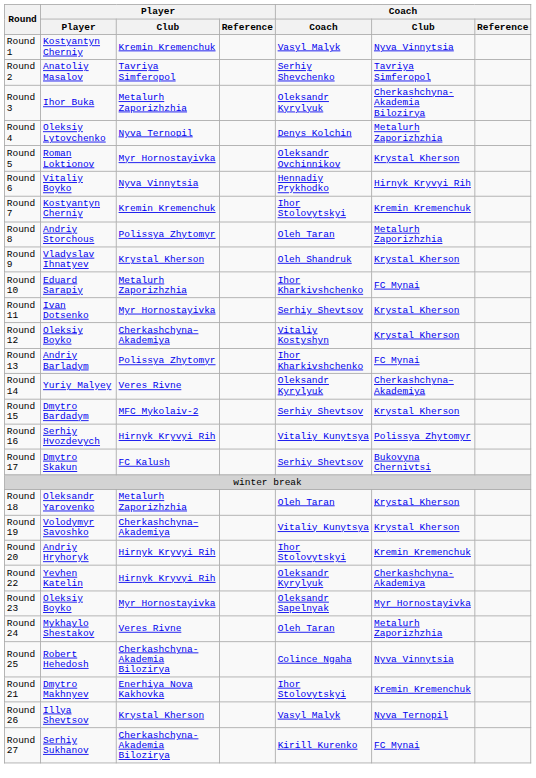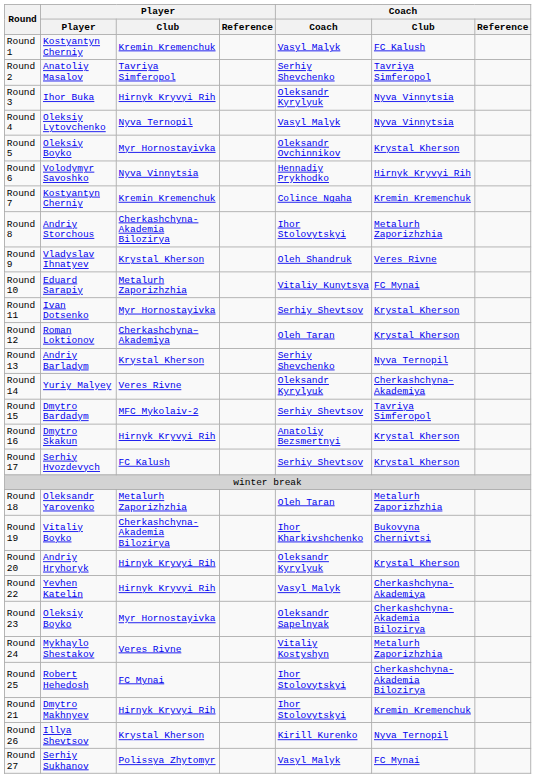(414, 47) Nyva Vinnytsia -> (400, 47) FC Kalush
(153, 103) Metalurh Zaporizhzhia -> (167, 98) Hirnyk Kryvyi Rih
(414, 103) Cherkashchyna-Akademia Bilozirya -> (414, 98) Nyva Vinnytsia
(315, 133) Denys Kolchin -> (309, 123) Vasyl Malyk
(408, 133) Metalurh Zaporizhzhia -> (414, 123) Nyva Vinnytsia
(69, 159) Roman Loktionov -> (63, 148) Oleksiy Boyko
(63, 184) Vitaliy Boyko -> (69, 174) Volodymyr Savoshko
(312, 209) Ihor Stolovytskyi -> (315, 199) Colince Ngaha
(167, 234) Polissya Zhytomyr -> (159, 229) Cherkashchyna-Akademia Bilozirya
(306, 234) Oleh Taran -> (312, 229) Ihor Stolovytskyi
(417, 260) Krystal Kherson -> (405, 260) Veres Rivne
(320, 285) Ihor Kharkivshchenko -> (323, 285) Vitaliy Kunytsya
(63, 336) Oleksiy Boyko -> (69, 336) Roman Loktionov
(303, 336) Vitaliy Kostyshyn -> (306, 336) Oleh Taran
(167, 361) Polissya Zhytomyr -> (161, 361) Krystal Kherson
(320, 361) Ihor Kharkivshchenko -> (306, 361) Serhiy Shevchenko
(397, 361) FC Mynai -> (411, 361) Nyva Ternopil
(417, 411) Krystal Kherson -> (402, 411) Tavriya Simferopol
(72, 437) Serhiy Hvozdevych -> (60, 437) Dmytro Skakun
(323, 437) Vitaliy Kunytsya -> (309, 437) Anatoliy Bezsmertnyi
(422, 437) Polissya Zhytomyr -> (417, 437) Krystal Kherson
(60, 462) Dmytro Skakun -> (72, 462) Serhiy Hvozdevych
(402, 462) Bukovyna Chernivtsi -> (417, 462) Krystal Kherson
(417, 502) Krystal Kherson -> (408, 502) Metalurh Zaporizhzhia
(69, 528) Volodymyr Savoshko -> (63, 533) Vitaliy Boyko
(159, 528) Cherkashchyna–Akademiya -> (159, 533) Cherkashchyna-Akademia Bilozirya
(323, 528) Vitaliy Kunytsya -> (320, 533) Ihor Kharkivshchenko
(417, 528) Krystal Kherson -> (402, 533) Bukovyna Chernivtsi
(312, 553) Ihor Stolovytskyi -> (303, 563) Oleksandr Kyrylyuk
(422, 553) Kremin Kremenchuk -> (417, 563) Krystal Kherson
(303, 578) Oleksandr Kyrylyuk -> (309, 588) Vasyl Malyk
(422, 603) Myr Hornostayivka -> (414, 619) Cherkashchyna-Akademia Bilozirya
(306, 629) Oleh Taran -> (303, 649) Vitaliy Kostyshyn
(159, 659) Cherkashchyna-Akademia Bilozirya -> (141, 680) FC Mynai
(315, 659) Colince Ngaha -> (312, 680) Ihor Stolovytskyi
(414, 659) Nyva Vinnytsia -> (414, 680) Cherkashchyna-Akademia Bilozirya
(156, 690) Enerhiya Nova Kakhovka -> (167, 710) Hirnyk Kryvyi Rih
(309, 715) Vasyl Malyk -> (318, 736) Kirill Kurenko
(159, 745) Cherkashchyna-Akademia Bilozirya -> (167, 761) Polissya Zhytomyr
(318, 745) Kirill Kurenko -> (309, 761) Vasyl Malyk
